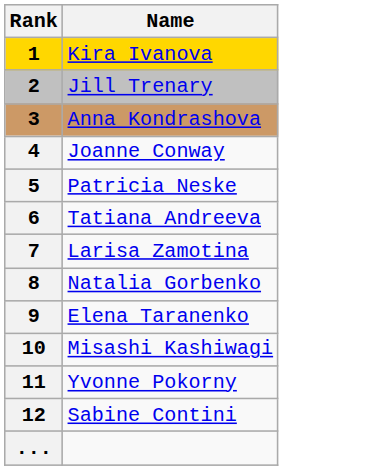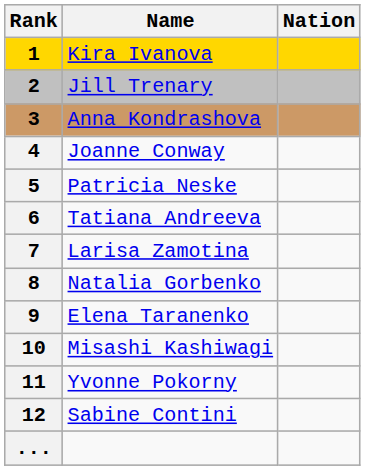+ column: (319, 21)
